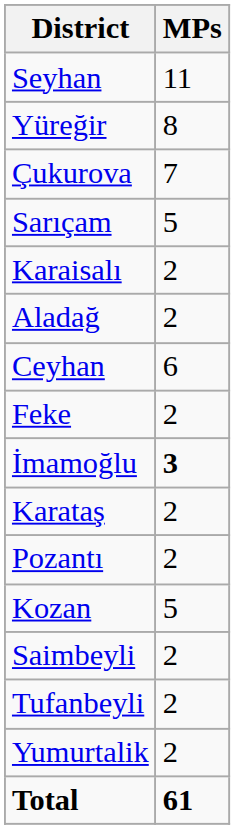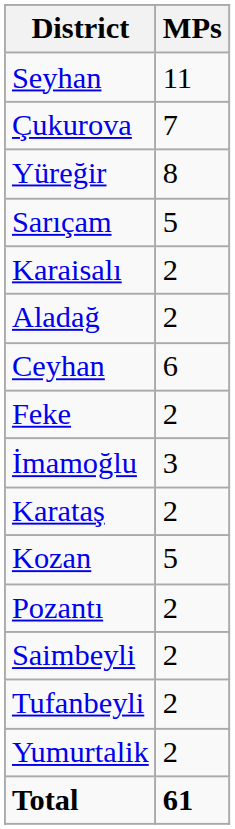rows swapped: (59, 125) <-> (72, 173)
(170, 462) bold -> (170, 462) normal
rows swapped: (52, 607) <-> (58, 558)
